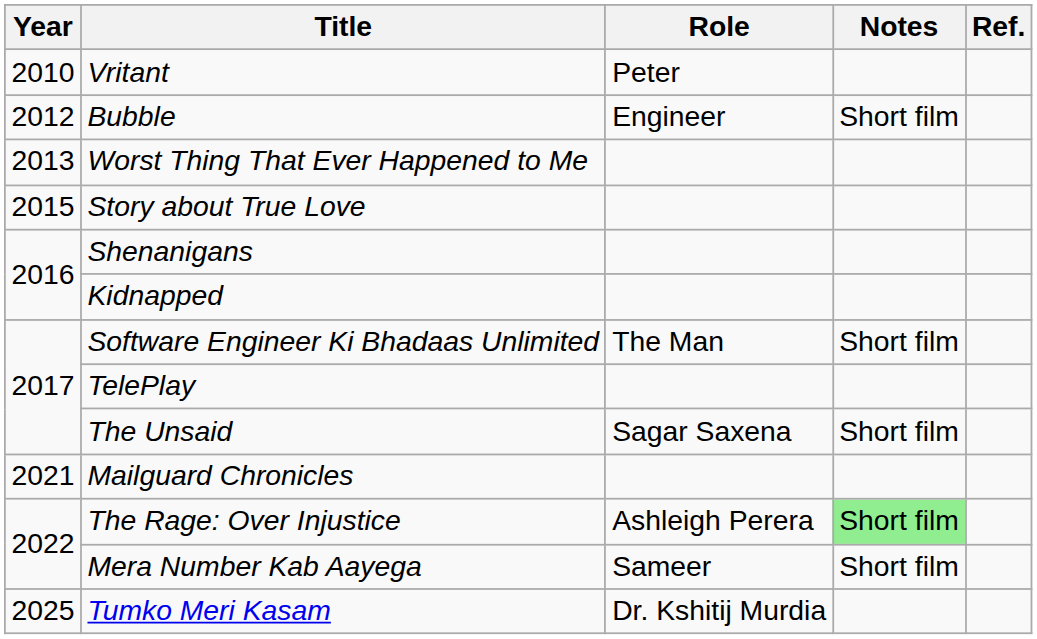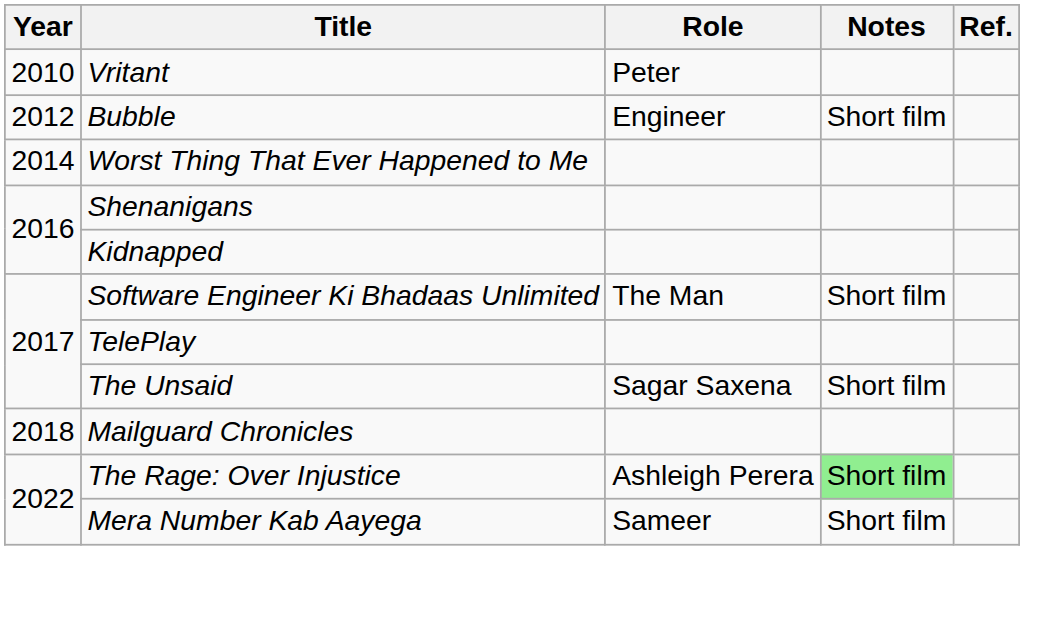(43, 161) 2013 -> (43, 161) 2014
- row: (227, 206)
(43, 476) 2021 -> (43, 431) 2018
- row: (209, 610)
